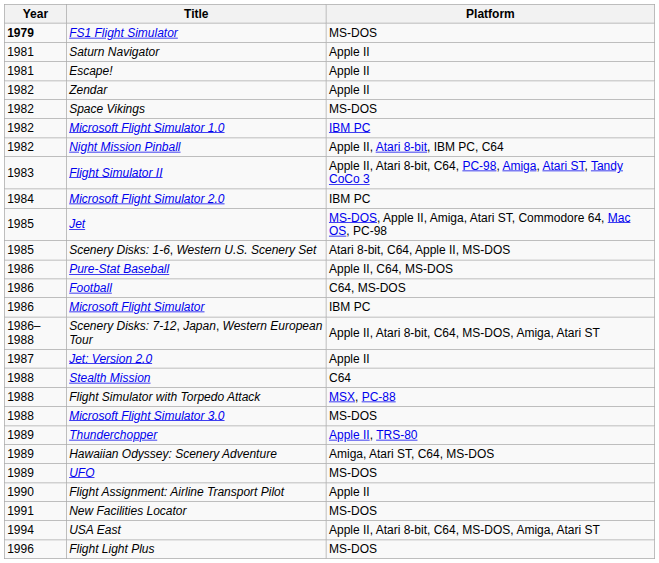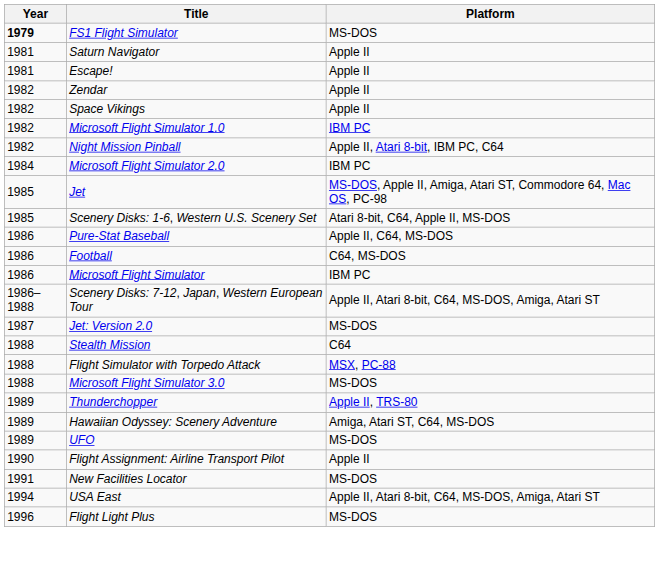(353, 109) MS-DOS -> (349, 109) Apple II
- row: (116, 173)
(349, 359) Apple II -> (353, 326) MS-DOS
